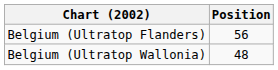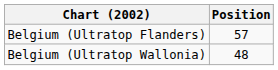(241, 34) 56 -> (241, 34) 57
